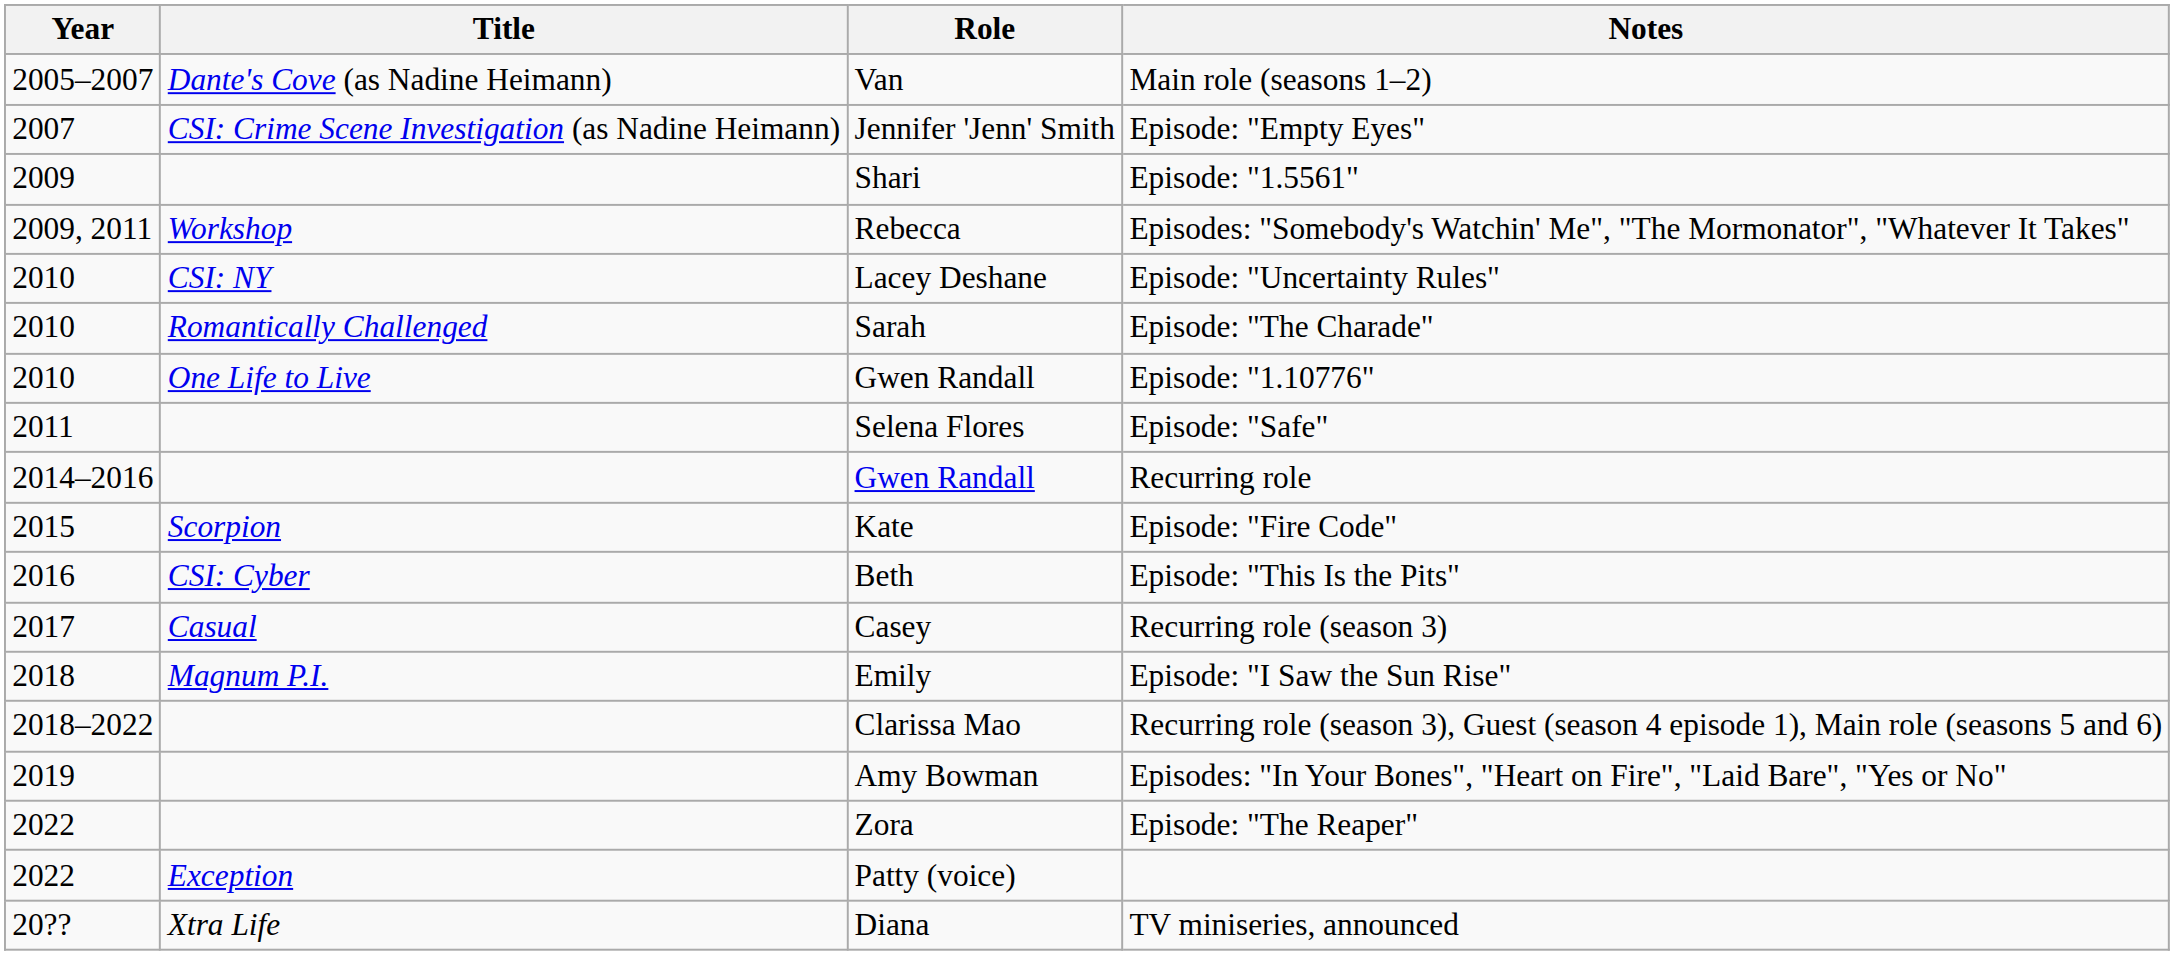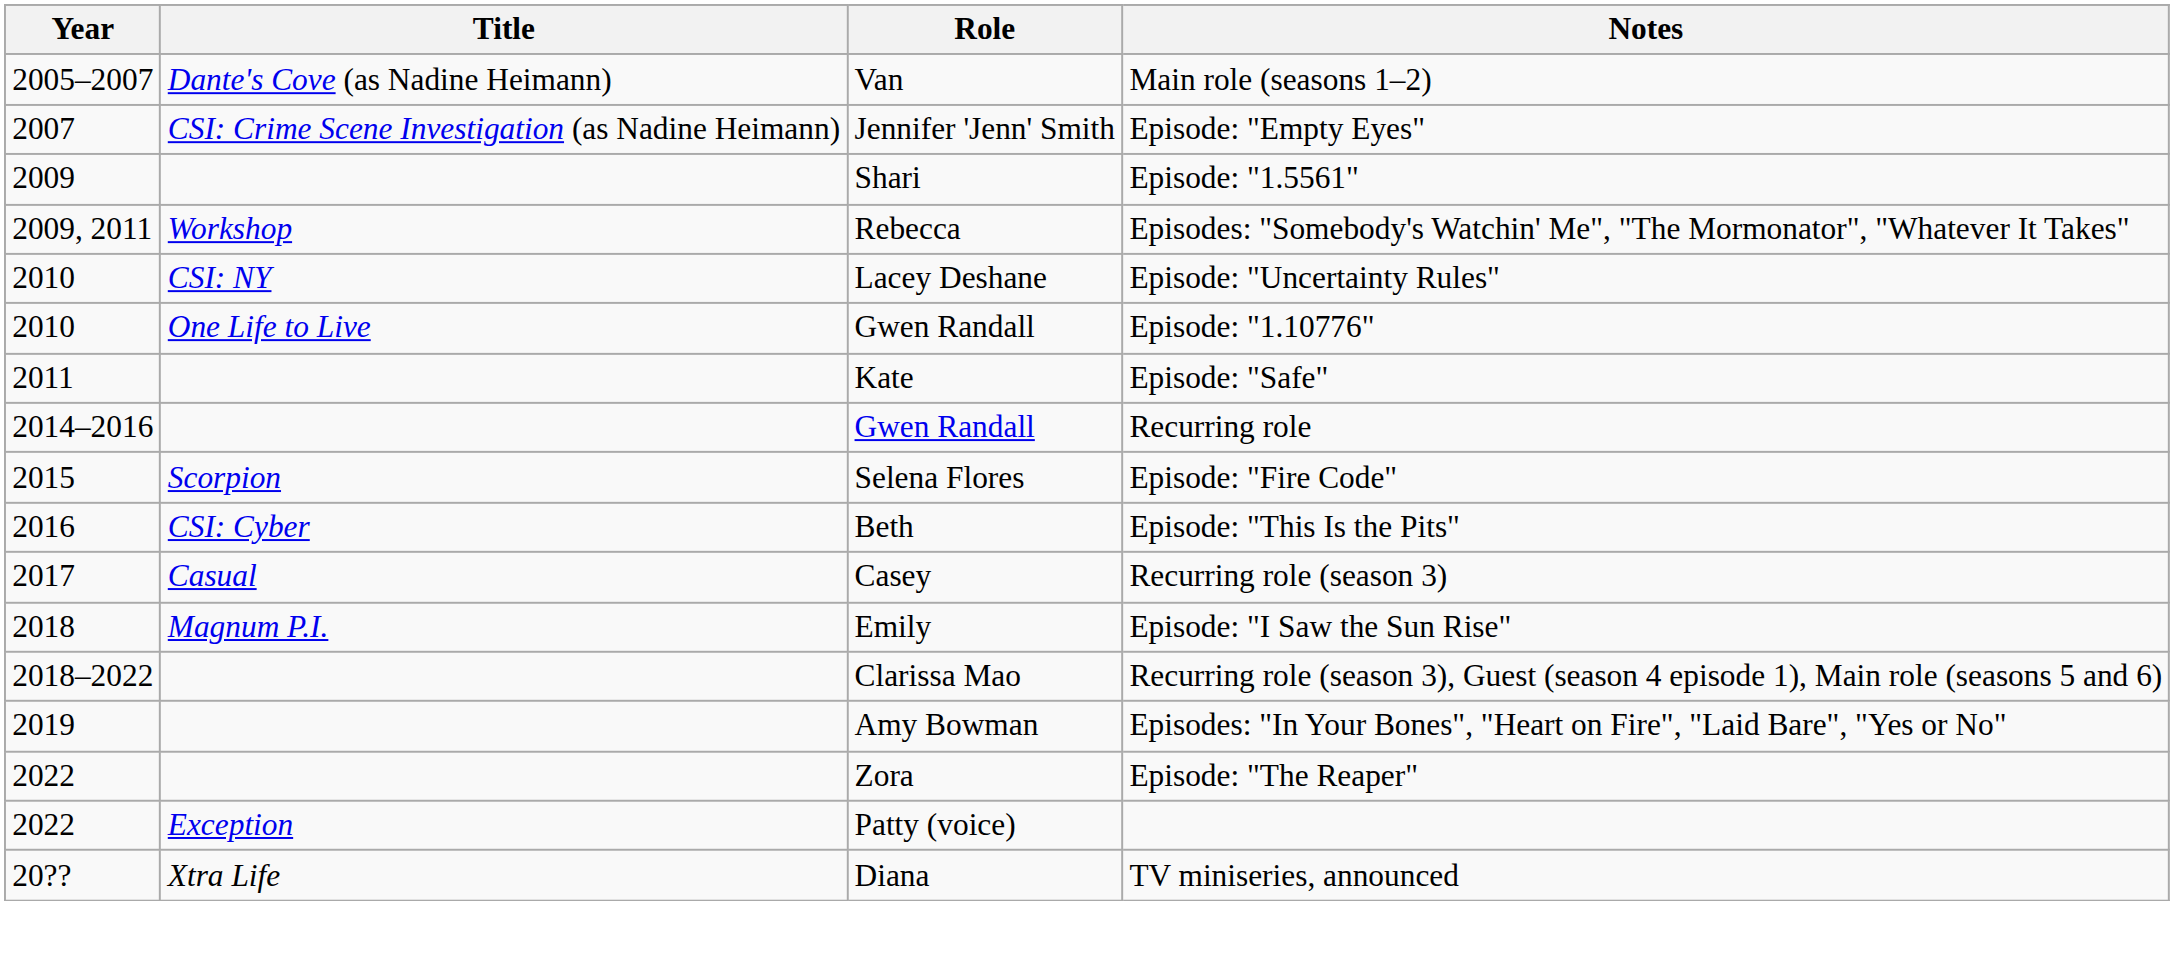- row: (1282, 327)
(939, 427) Selena Flores -> (884, 377) Kate
(884, 526) Kate -> (939, 476) Selena Flores
